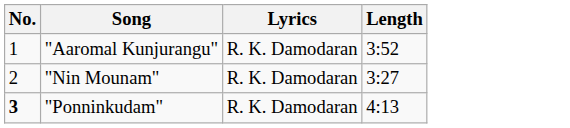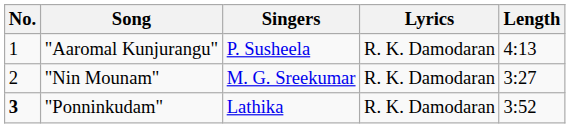+ column: (291, 19)
(383, 48) 3:52 -> (520, 48) 4:13
(383, 107) 4:13 -> (520, 107) 3:52
